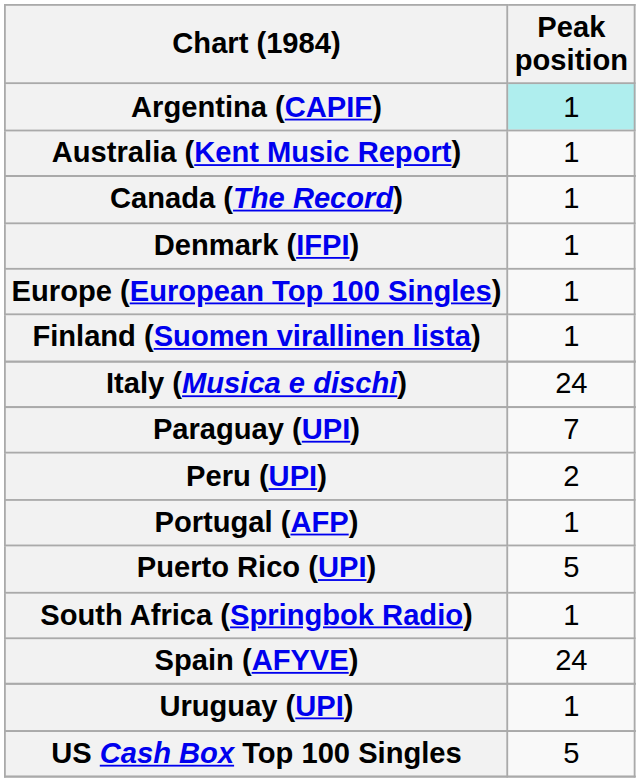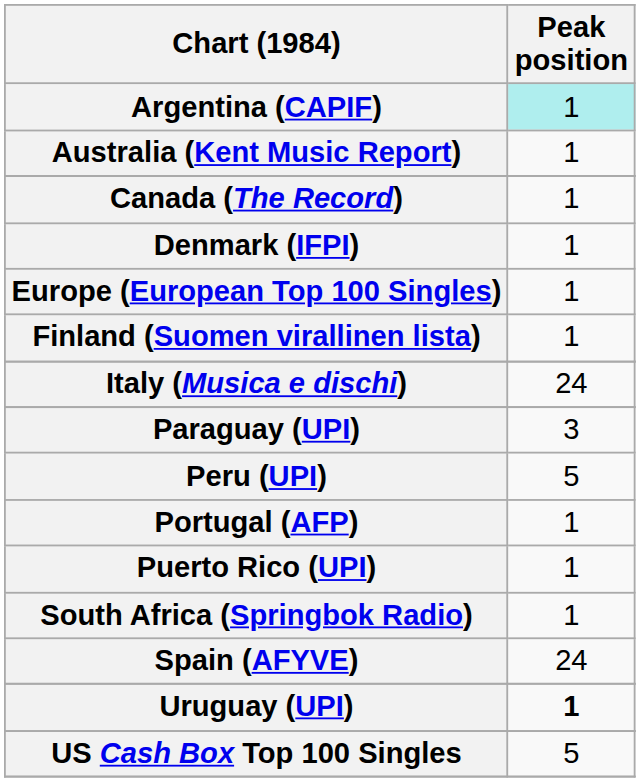(571, 429) 7 -> (571, 429) 3
(571, 475) 2 -> (571, 475) 5
(571, 568) 5 -> (571, 568) 1
(571, 706) normal -> (571, 706) bold
